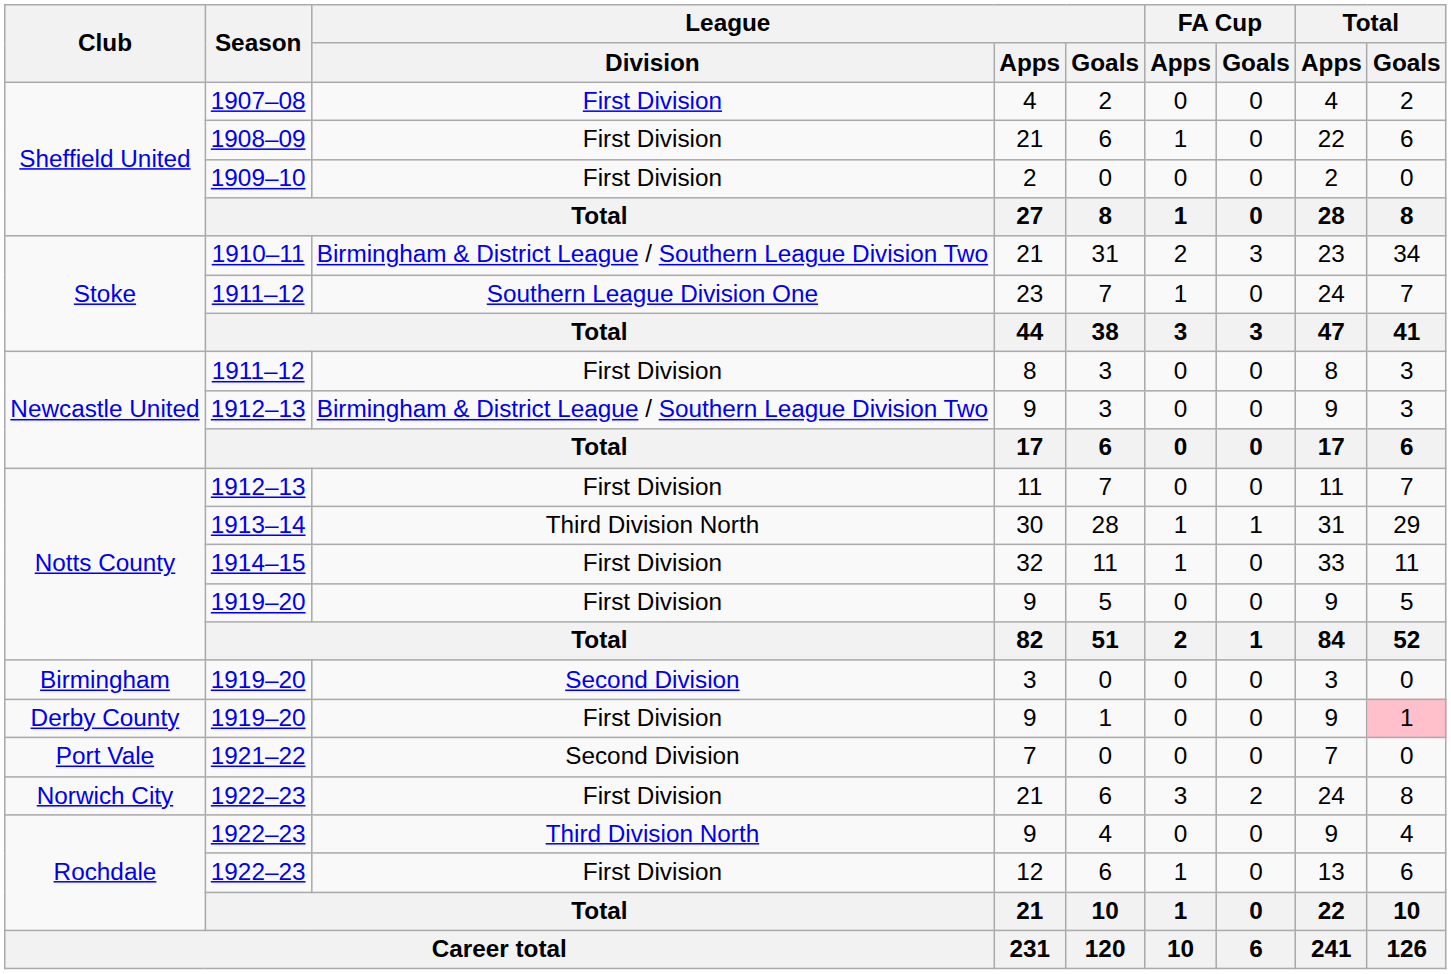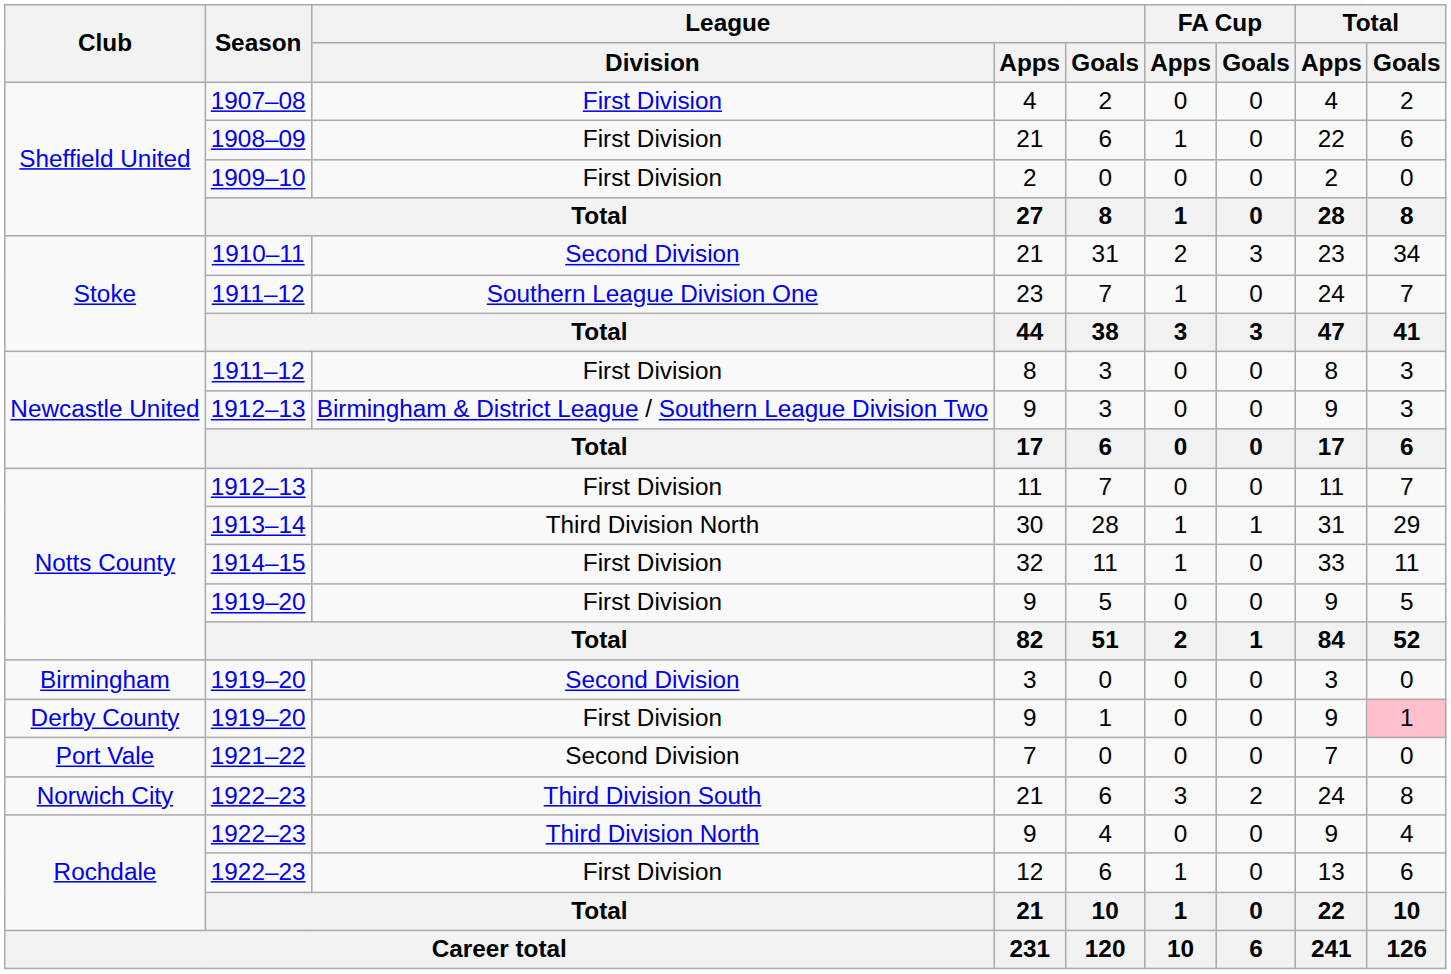(652, 255) Birmingham & District League / Southern League Division Two -> (652, 255) Second Division
(652, 795) First Division -> (652, 795) Third Division South
